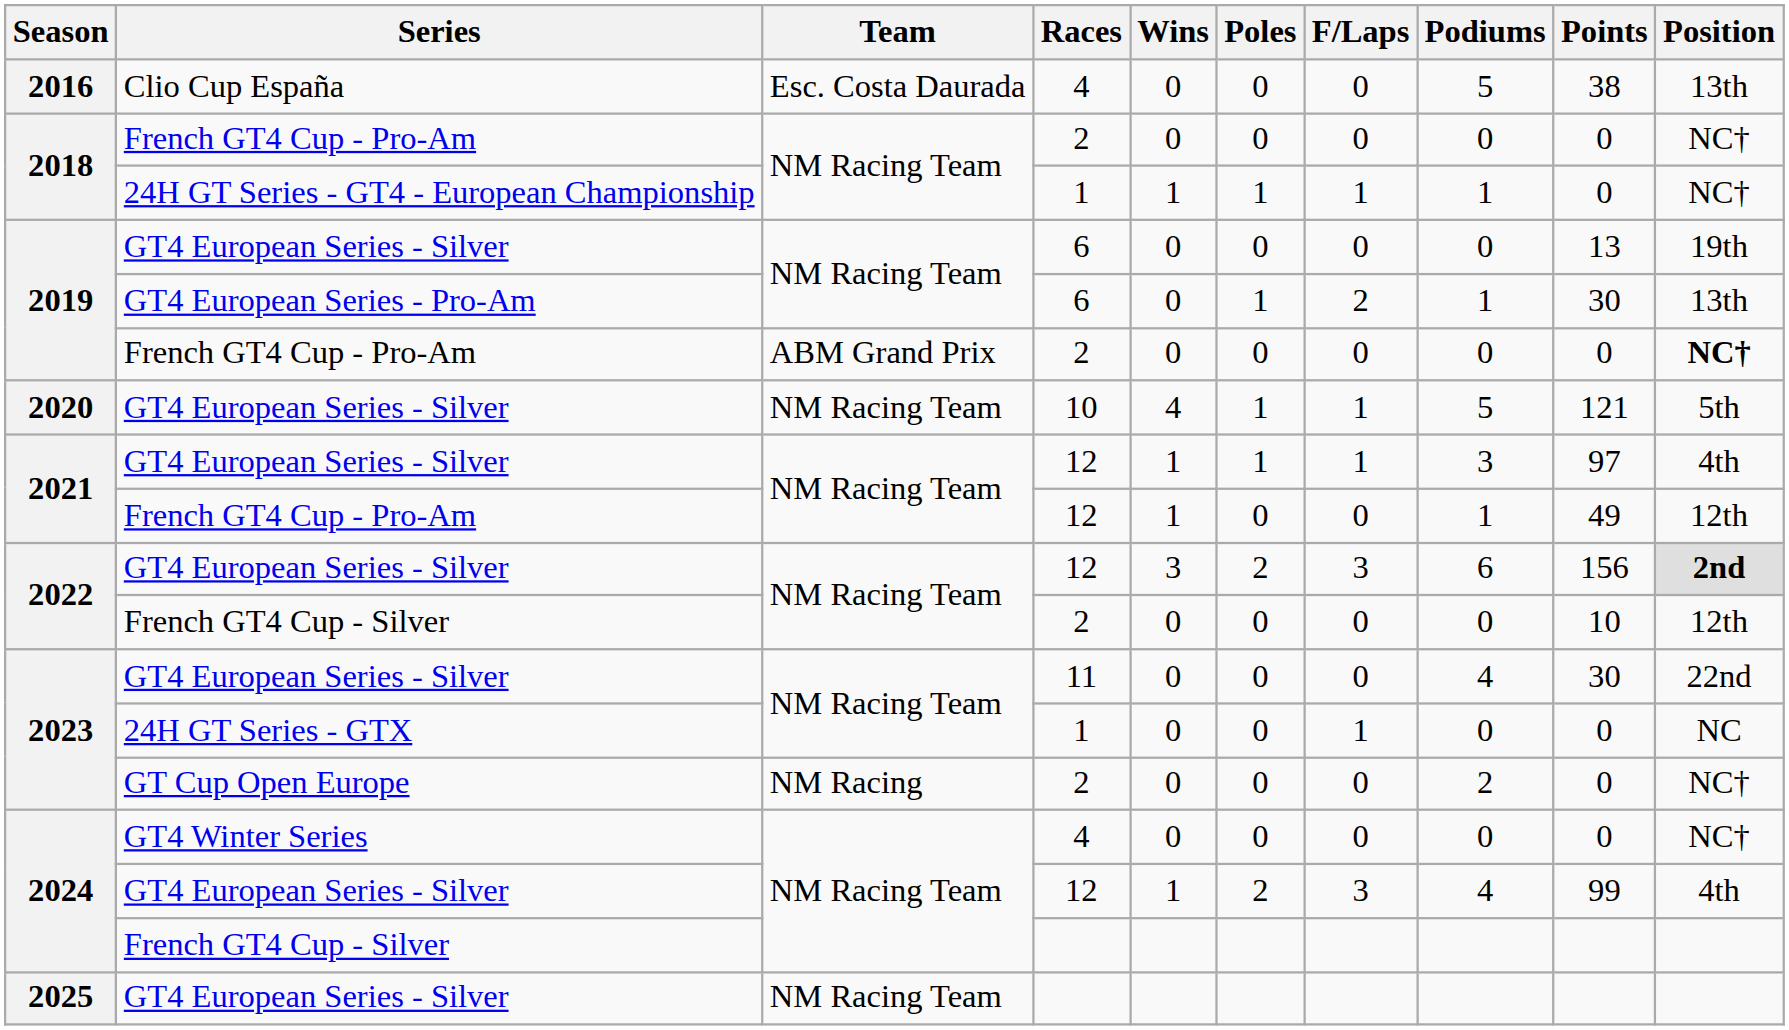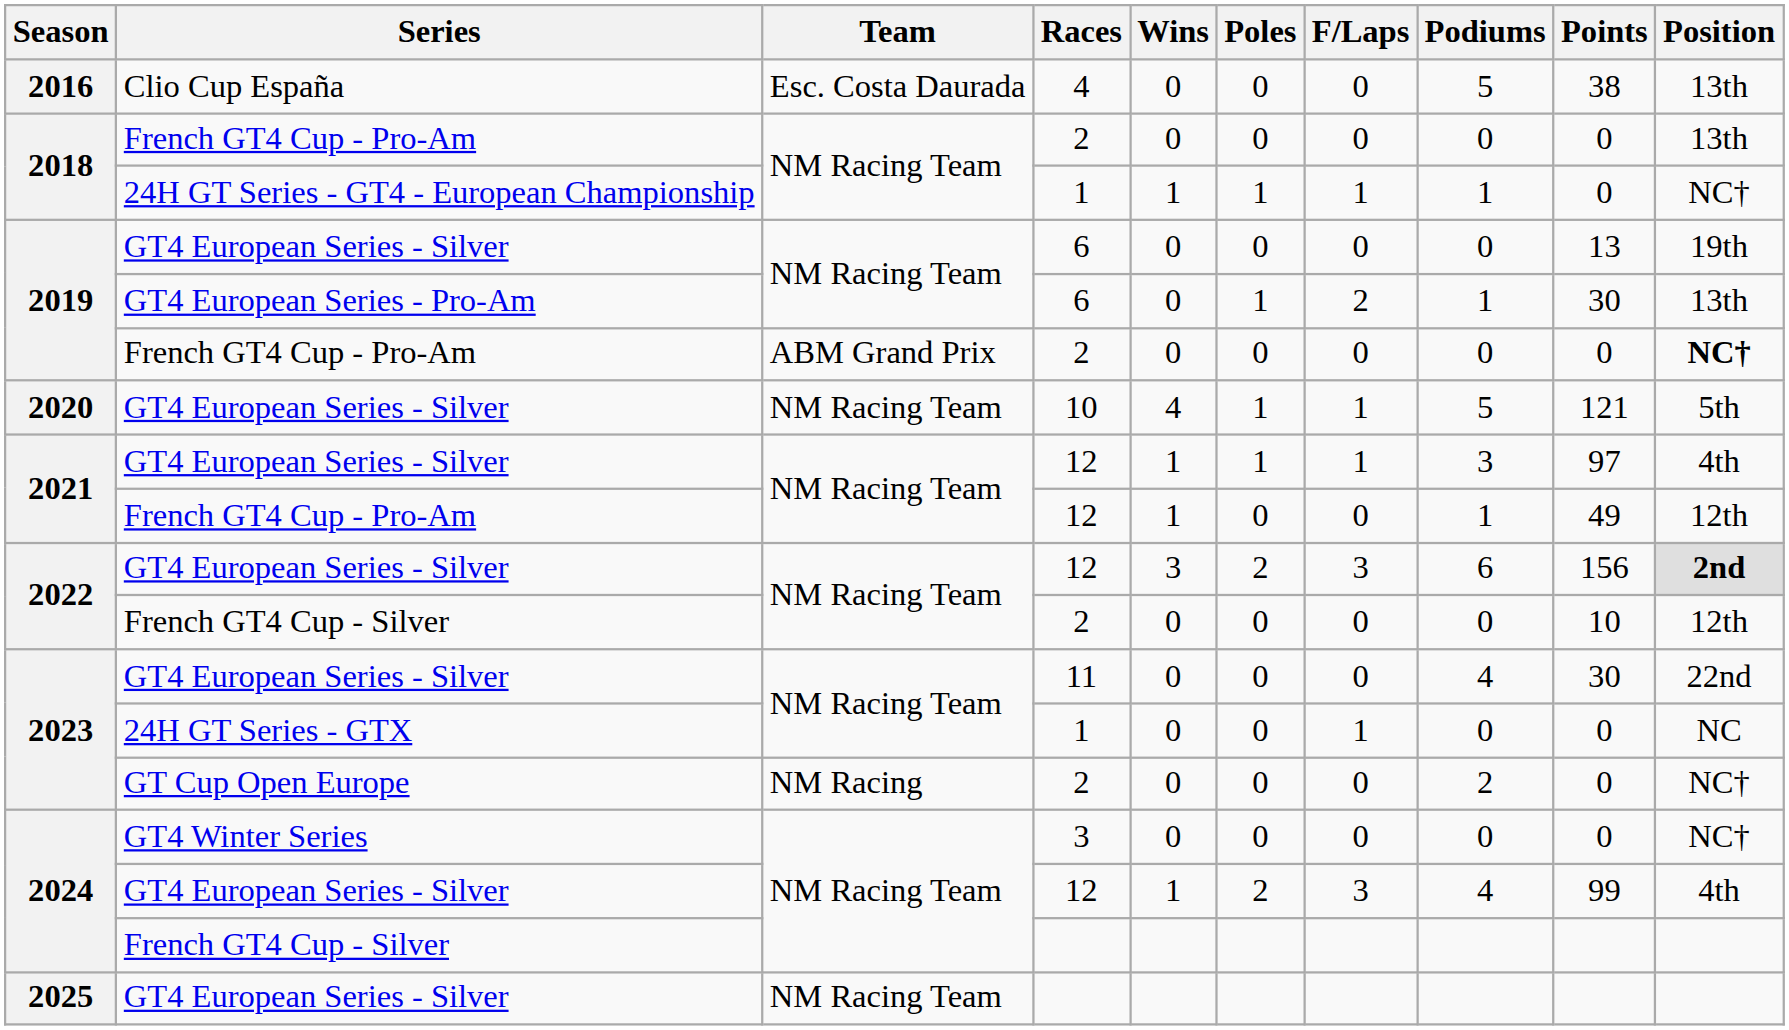(1719, 139) NC† -> (1719, 139) 13th
(1081, 836) 4 -> (1081, 836) 3
